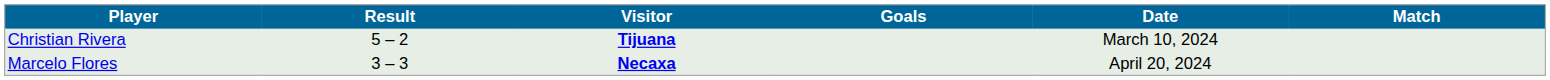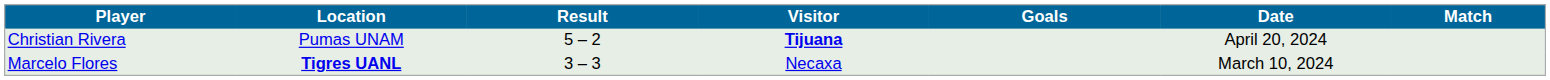+ column: (351, 17)
(1160, 40) March 10, 2024 -> (1276, 40) April 20, 2024
(647, 63) bold -> (814, 63) normal
(1160, 63) April 20, 2024 -> (1276, 63) March 10, 2024
